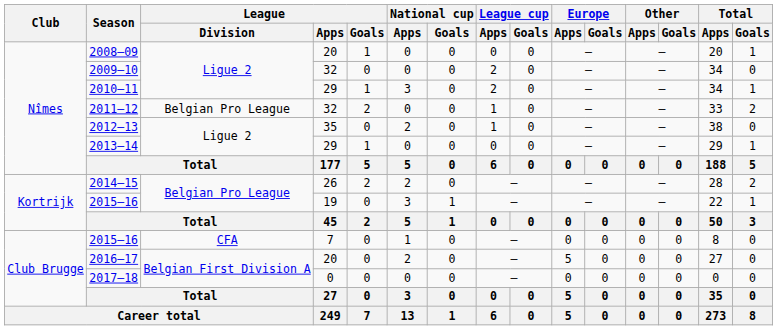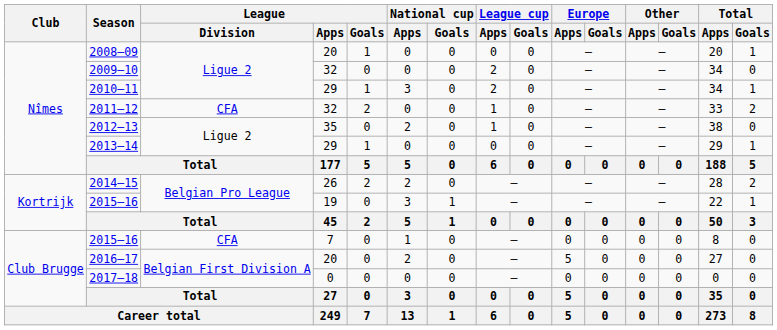(227, 108) Belgian Pro League -> (227, 108) CFA
